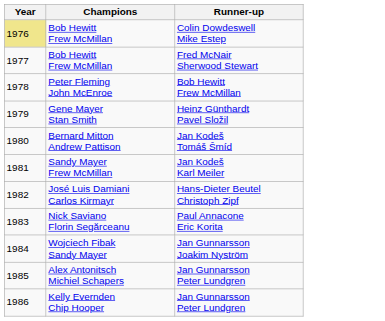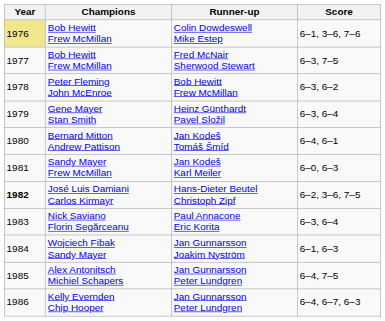+ column: (339, 12)
(18, 195) normal -> (18, 195) bold
